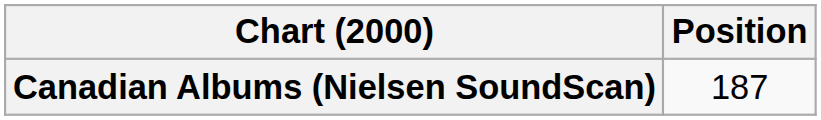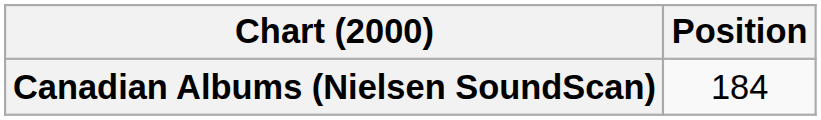(740, 86) 187 -> (740, 86) 184
